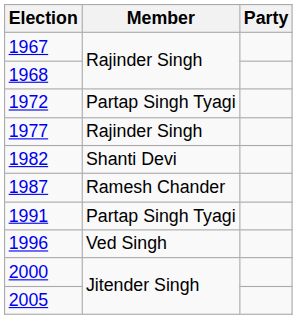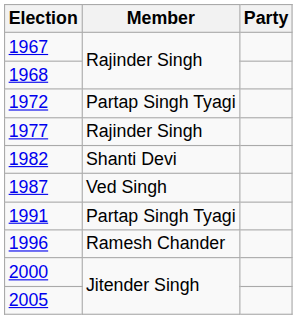(156, 187) Ramesh Chander -> (126, 187) Ved Singh
(126, 243) Ved Singh -> (156, 243) Ramesh Chander
